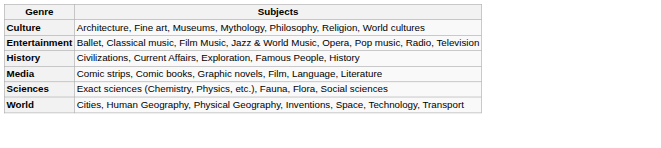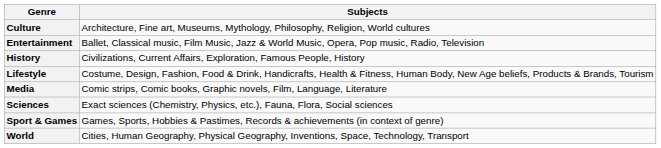+ row: (26, 74)
+ row: (42, 120)
